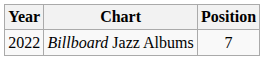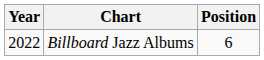(229, 42) 7 -> (229, 42) 6
